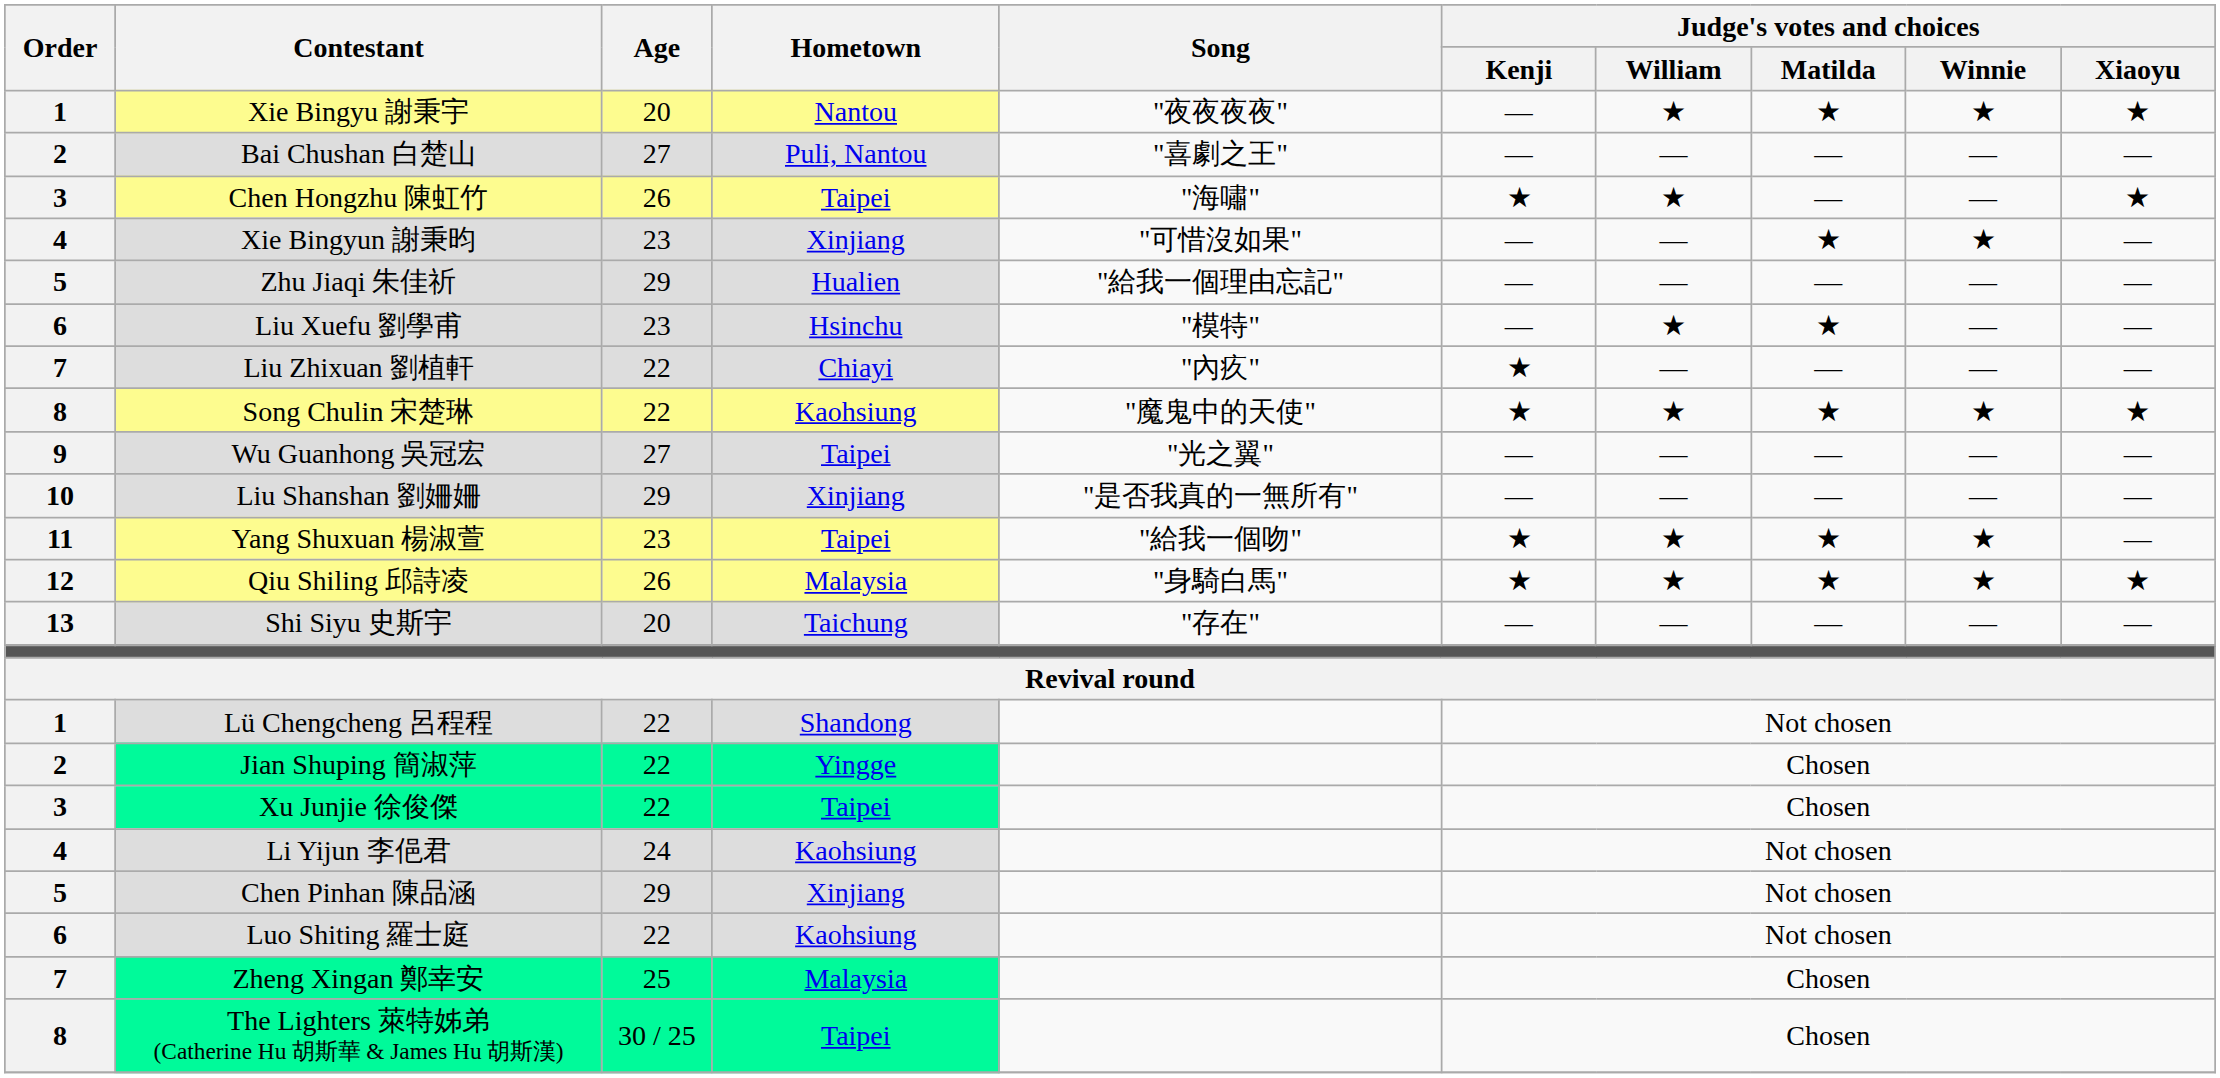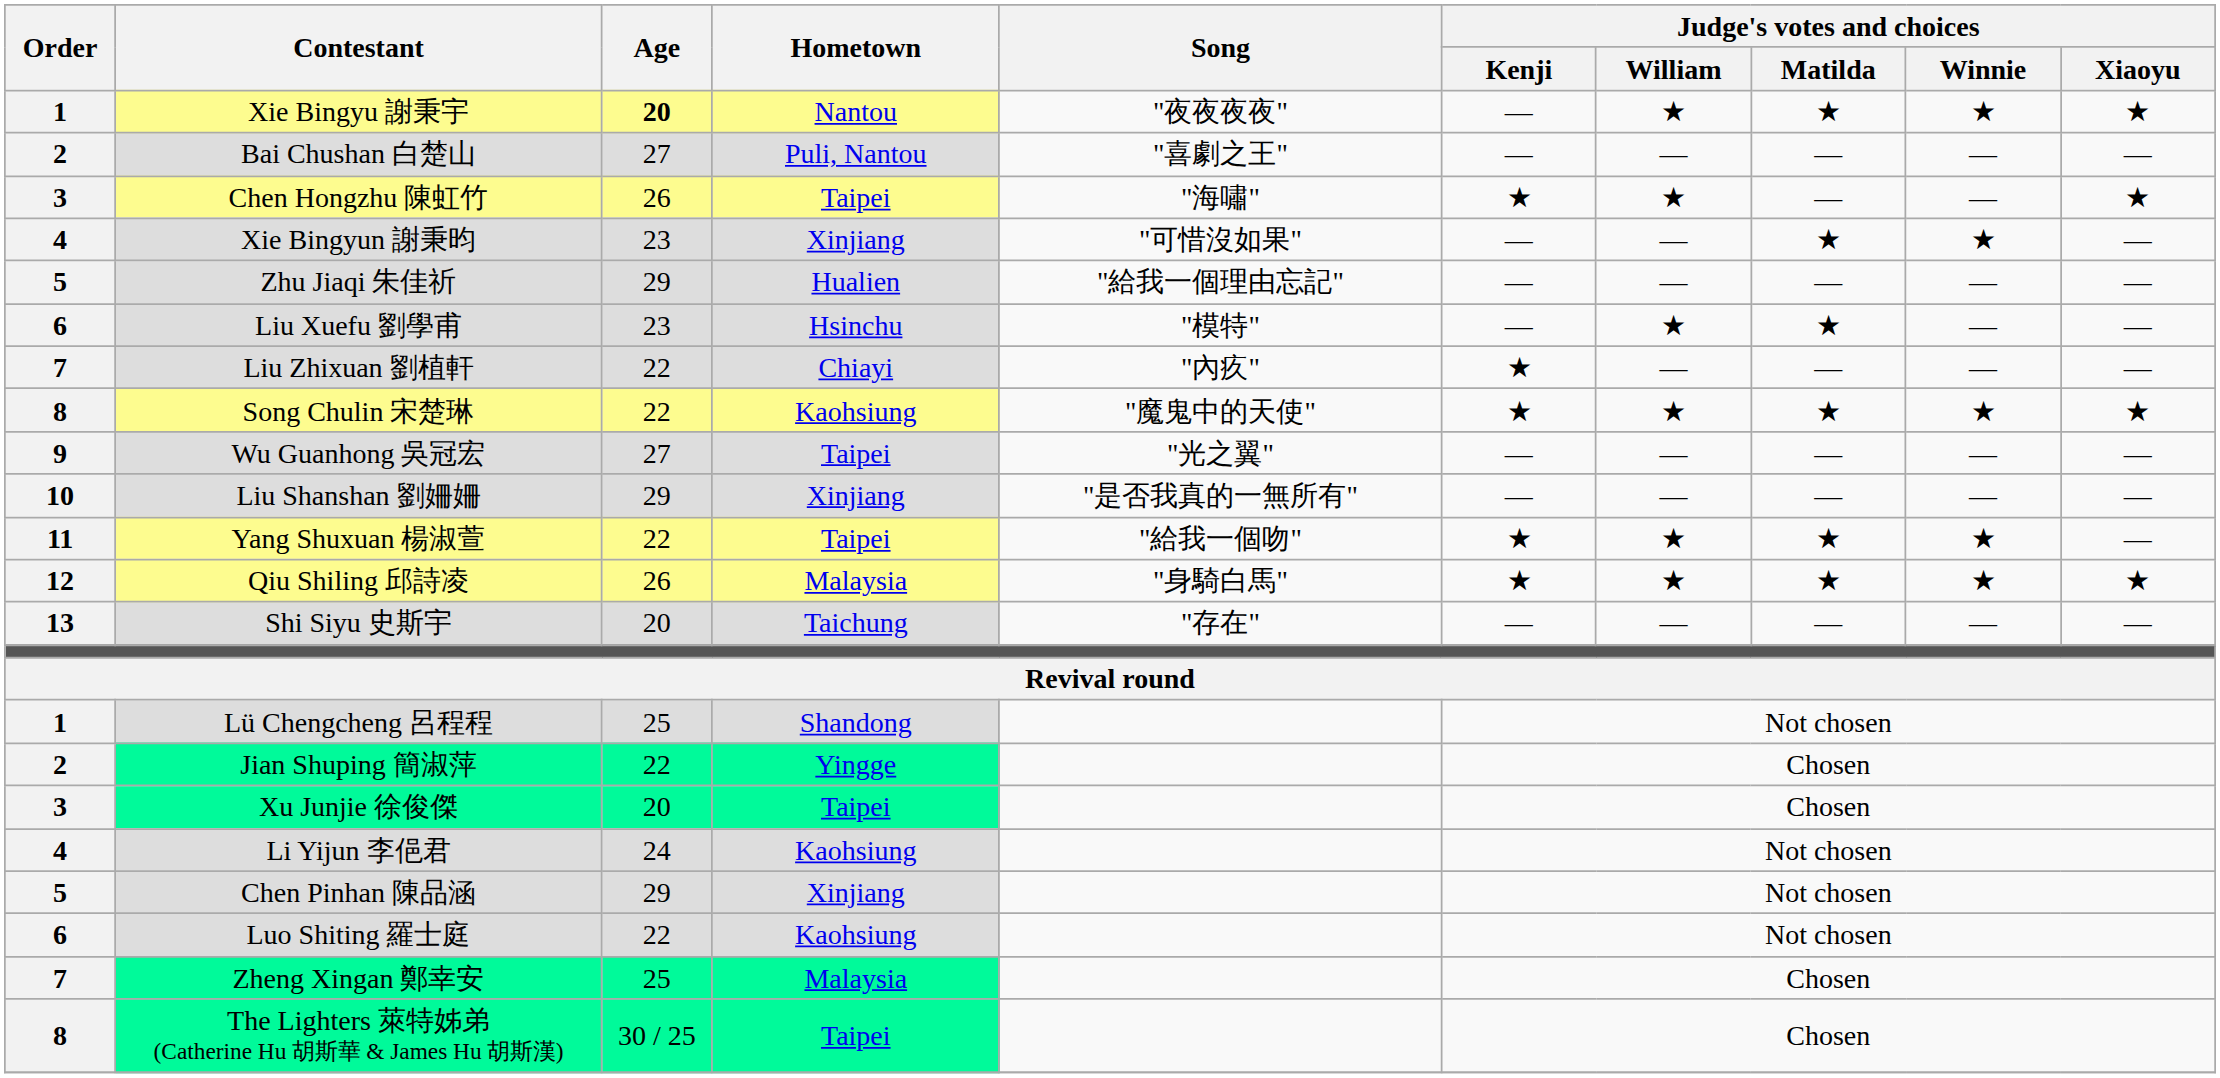(657, 112) normal -> (657, 112) bold
(657, 538) 23 -> (657, 538) 22
(657, 722) 22 -> (657, 722) 25
(657, 807) 22 -> (657, 807) 20
